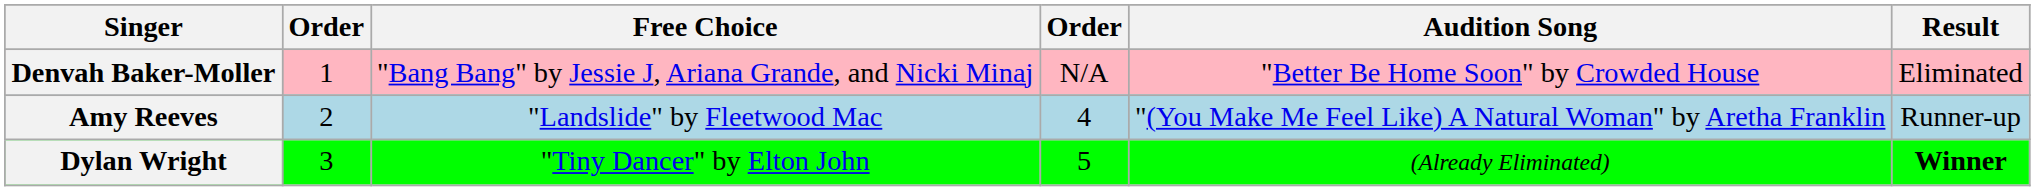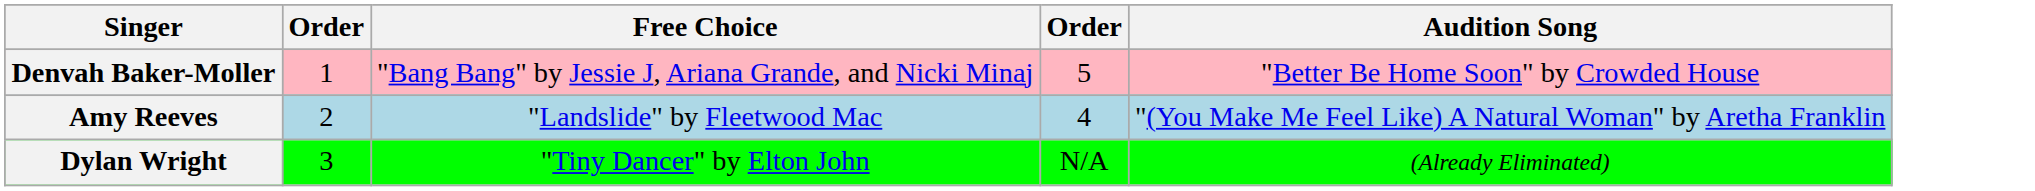- column: (1961, 26)
(1084, 71) N/A -> (1084, 71) 5
(1084, 161) 5 -> (1084, 161) N/A
